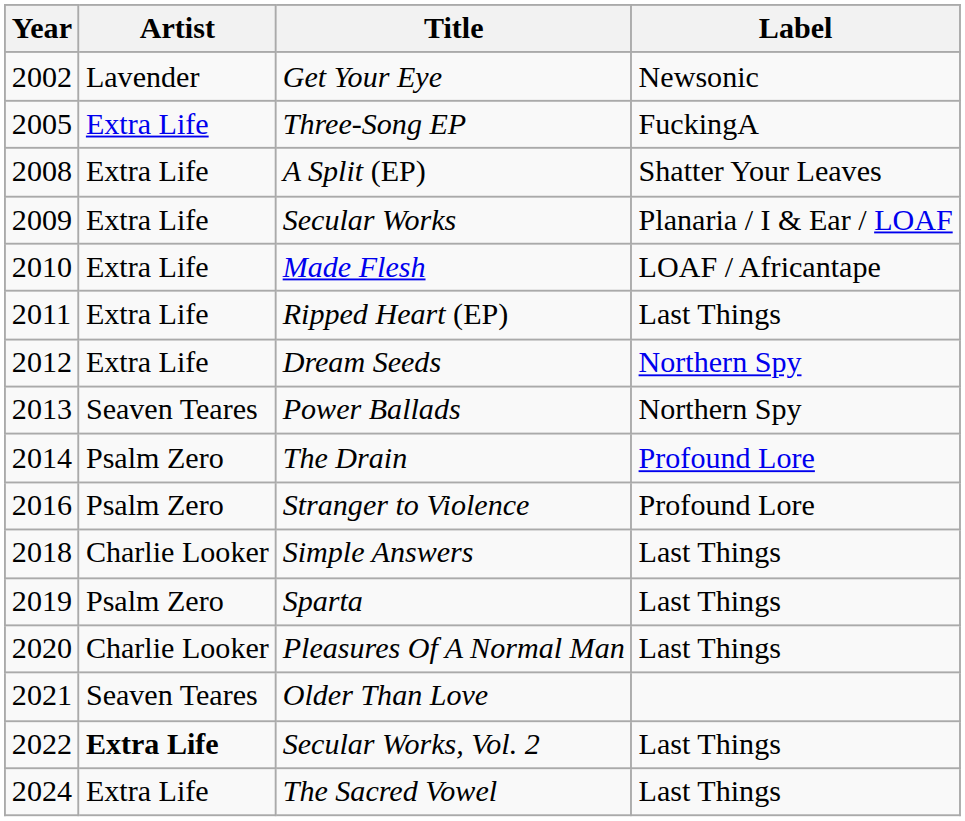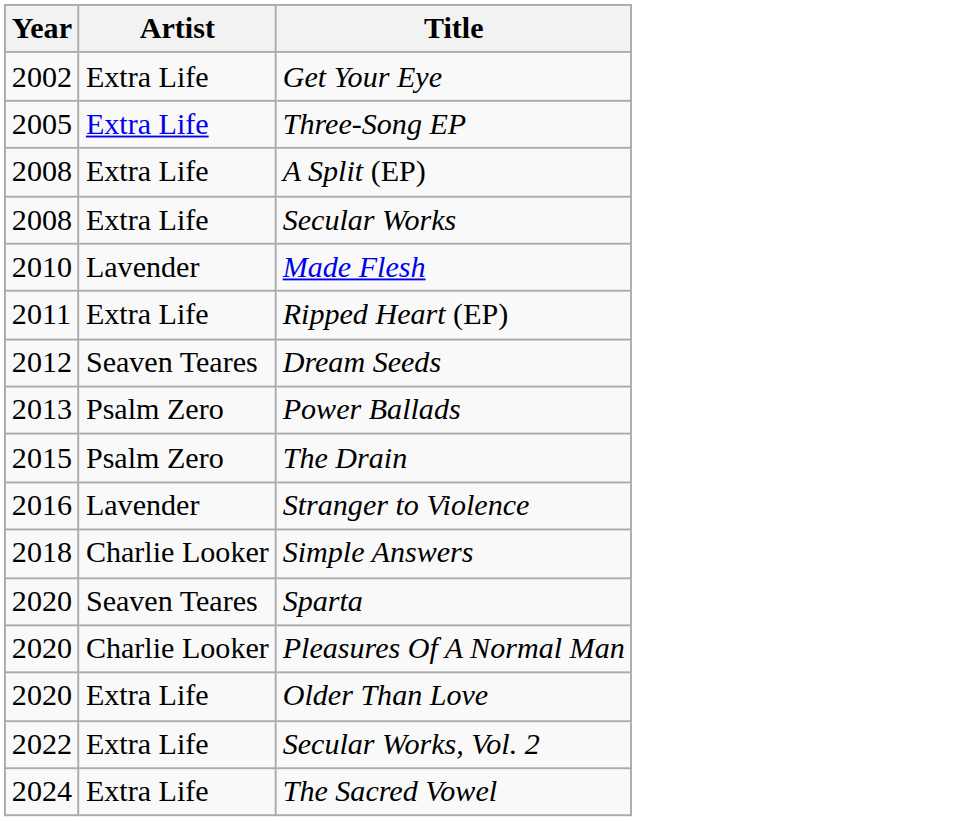- column: (796, 28)
(143, 76) Lavender -> (147, 76) Extra Life
(42, 219) 2009 -> (42, 219) 2008
(147, 266) Extra Life -> (143, 266) Lavender
(147, 362) Extra Life -> (172, 362) Seaven Teares
(172, 409) Seaven Teares -> (155, 409) Psalm Zero
(42, 457) 2014 -> (42, 457) 2015
(155, 505) Psalm Zero -> (143, 505) Lavender
(42, 600) 2019 -> (42, 600) 2020
(155, 600) Psalm Zero -> (172, 600) Seaven Teares
(42, 696) 2021 -> (42, 696) 2020
(172, 696) Seaven Teares -> (147, 696) Extra Life
(152, 743) bold -> (147, 743) normal
